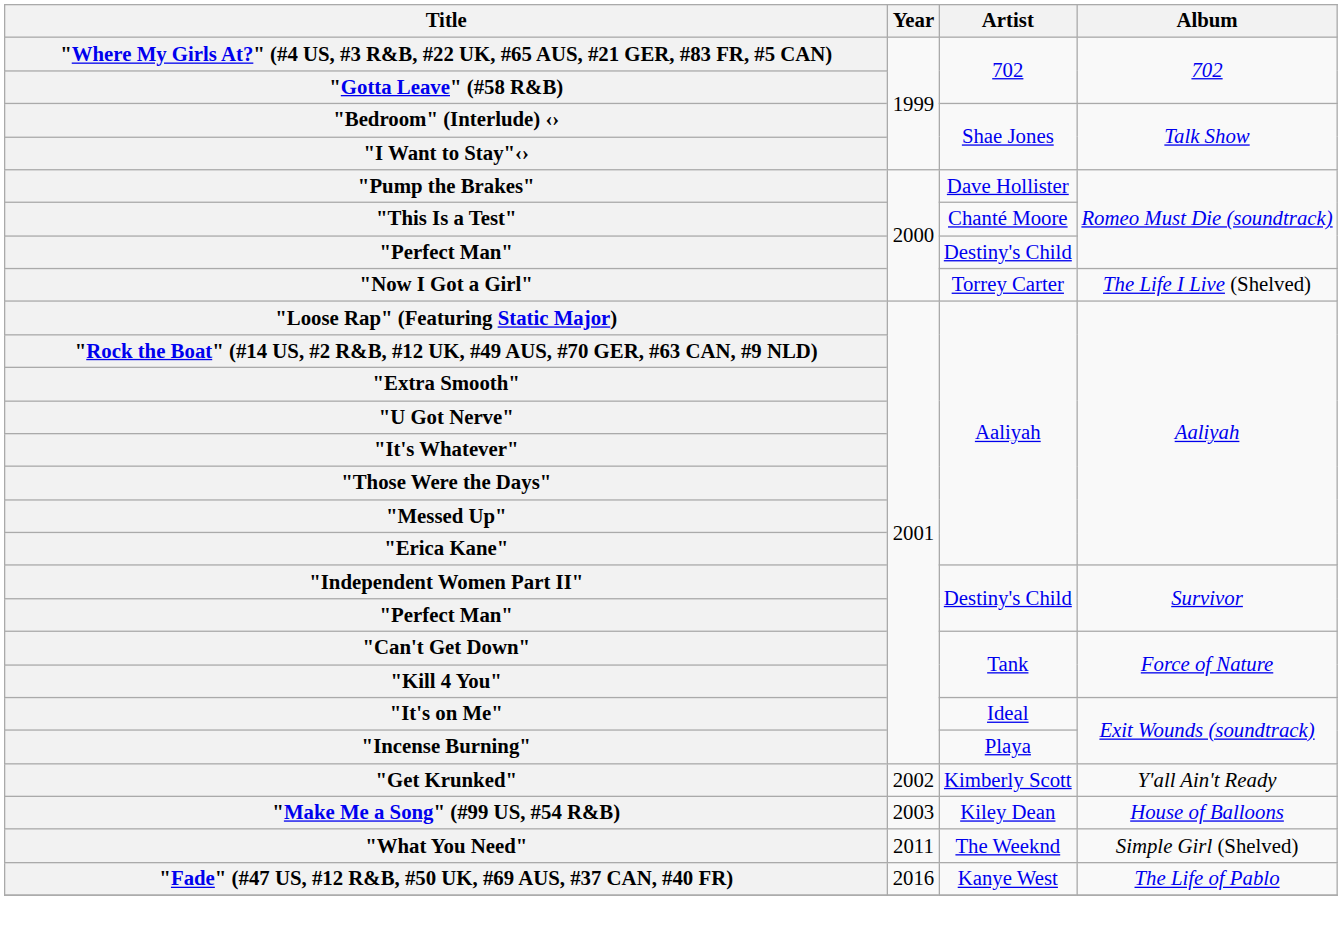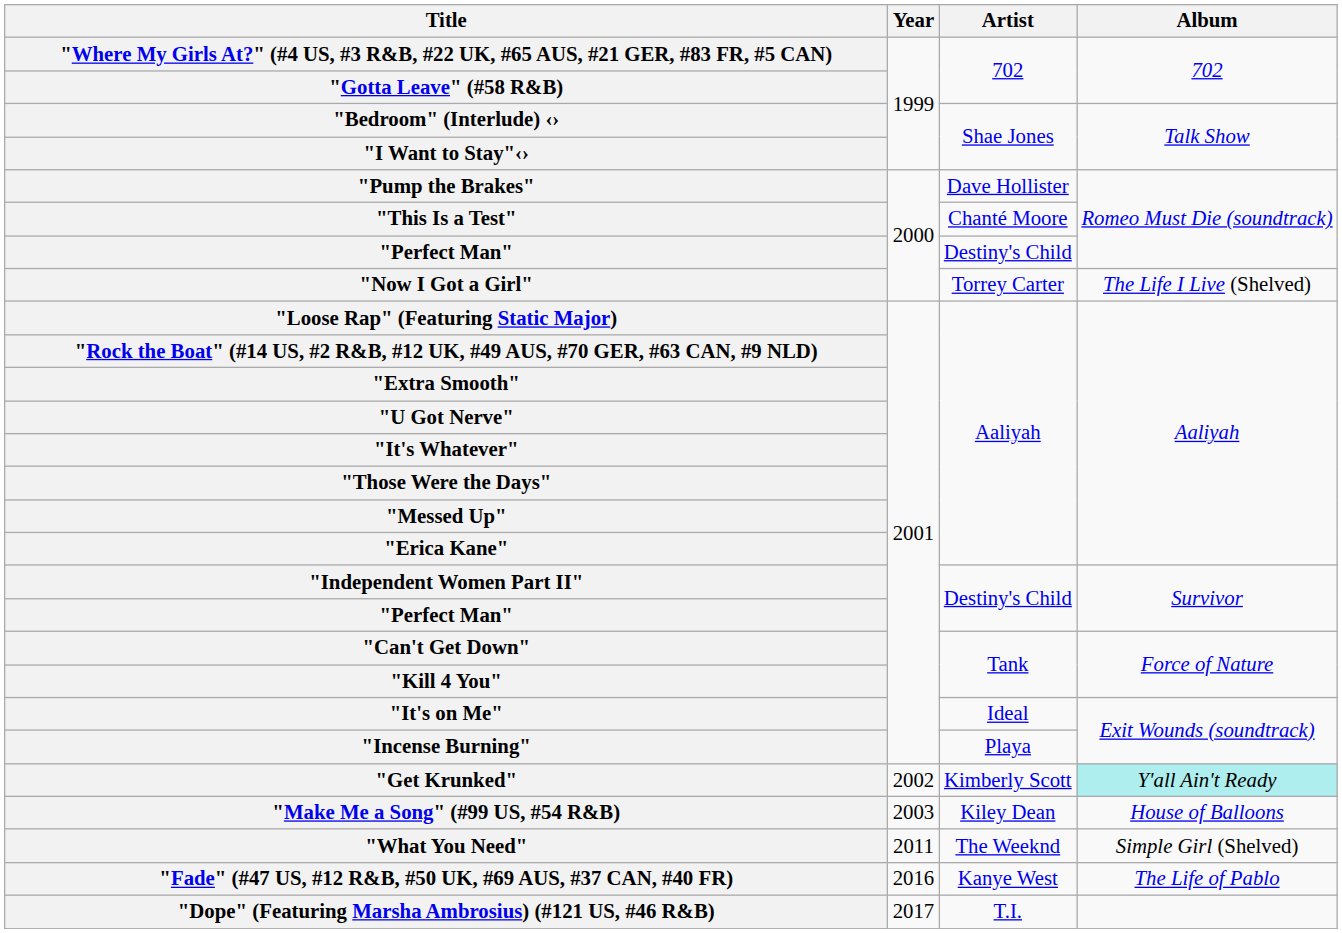(1207, 779) no background -> (1207, 779) paleturquoise background
+ row: (446, 911)
